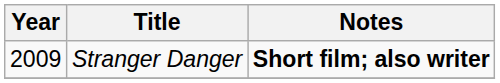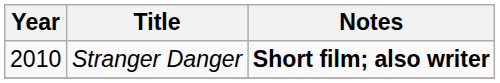(36, 59) 2009 -> (36, 59) 2010
